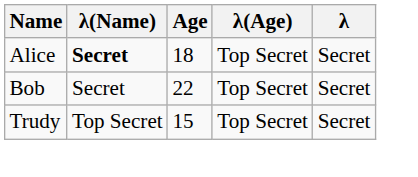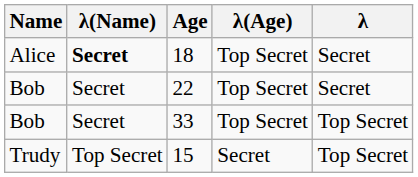+ row: (183, 121)
(263, 121) Top Secret -> (244, 155) Secret
(344, 121) Secret -> (363, 155) Top Secret
